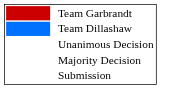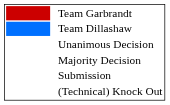+ row: (110, 91)
